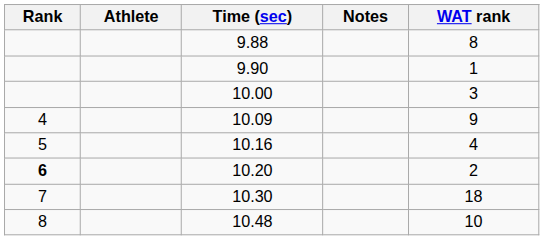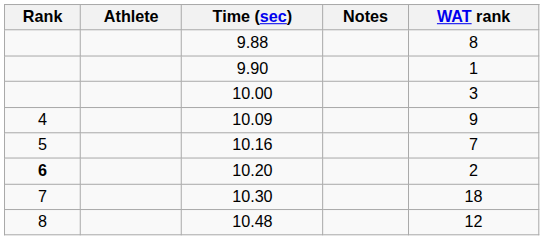(474, 145) 4 -> (474, 145) 7
(474, 222) 10 -> (474, 222) 12
